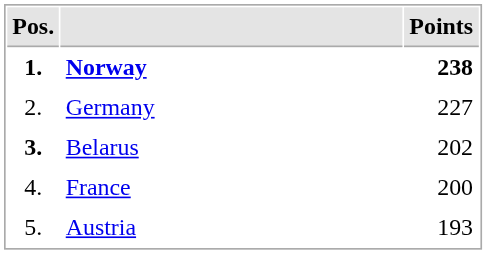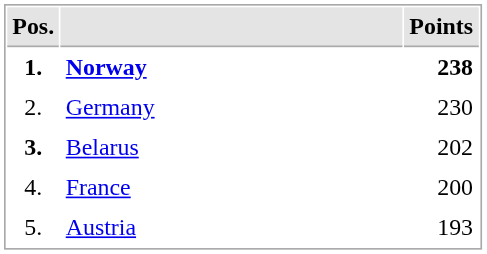(455, 107) 227 -> (455, 107) 230
